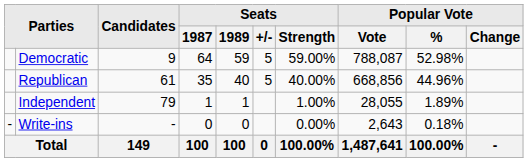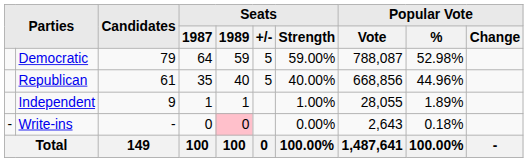(172, 59) 9 -> (168, 59) 79
(168, 102) 79 -> (172, 102) 9
(246, 124) no background -> (246, 124) pink background
